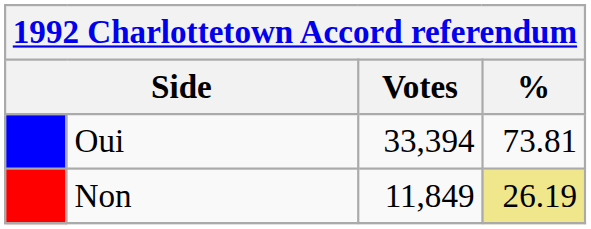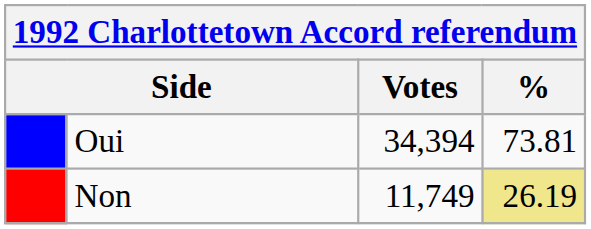(429, 141) 33,394 -> (429, 141) 34,394
(430, 195) 11,849 -> (430, 195) 11,749
